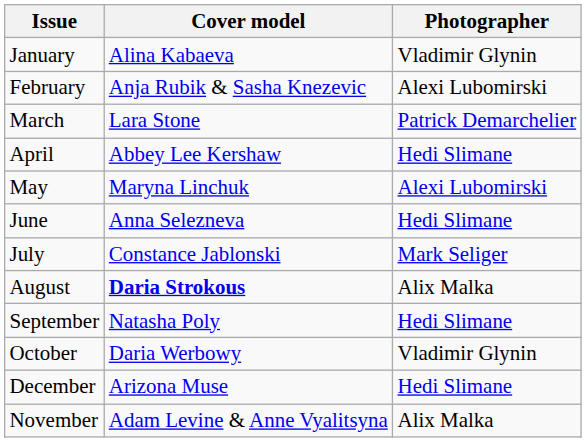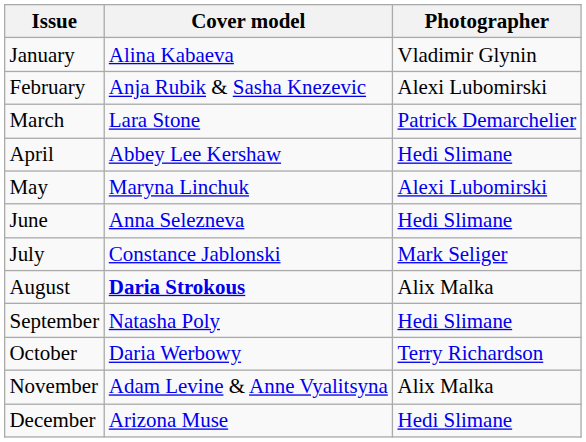(467, 353) Vladimir Glynin -> (470, 353) Terry Richardson
rows swapped: (54, 420) <-> (53, 386)
